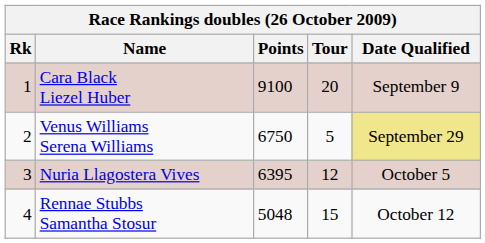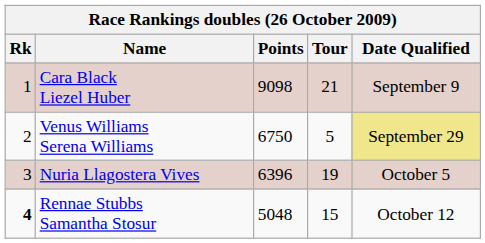(275, 87) 9100 -> (275, 87) 9098
(330, 87) 20 -> (330, 87) 21
(275, 174) 6395 -> (275, 174) 6396
(330, 174) 12 -> (330, 174) 19
(27, 213) normal -> (27, 213) bold
